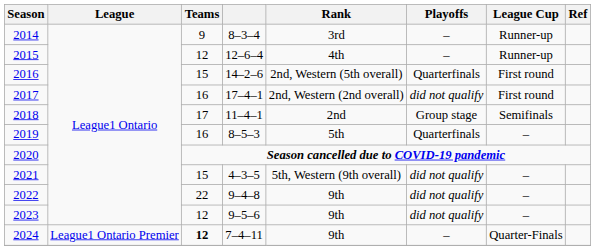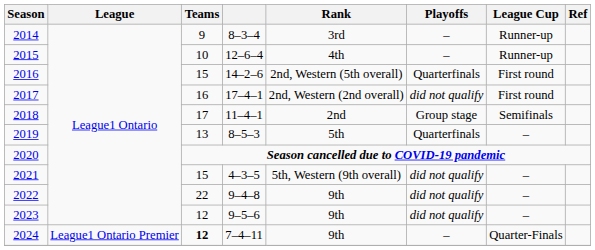(202, 54) 12 -> (202, 54) 10
(202, 134) 16 -> (202, 134) 13
